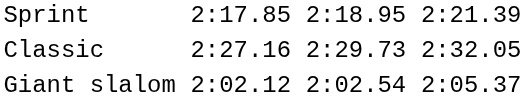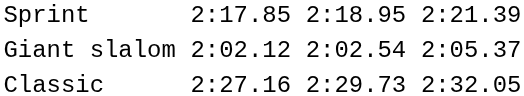rows swapped: (54, 50) <-> (90, 85)
